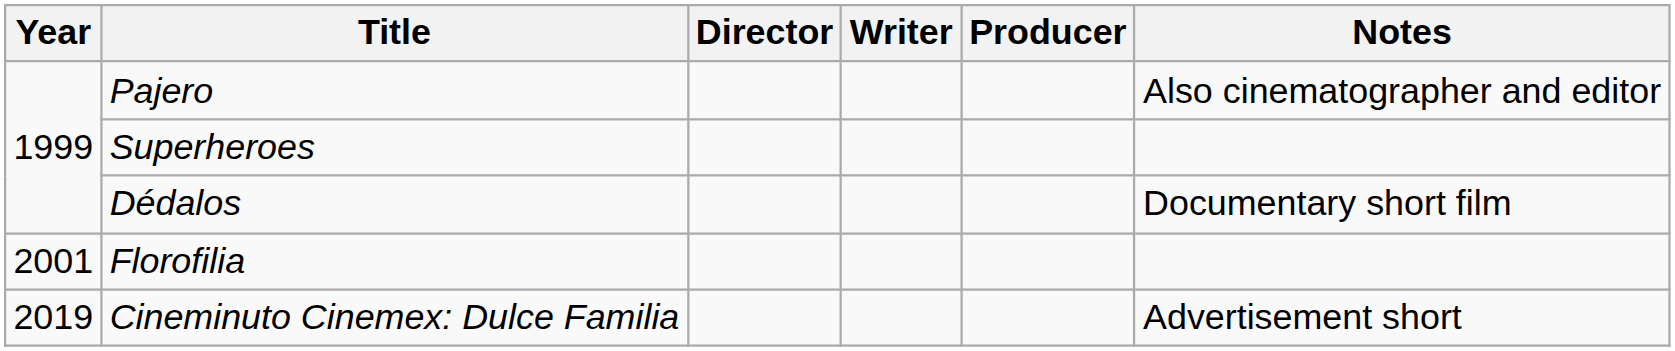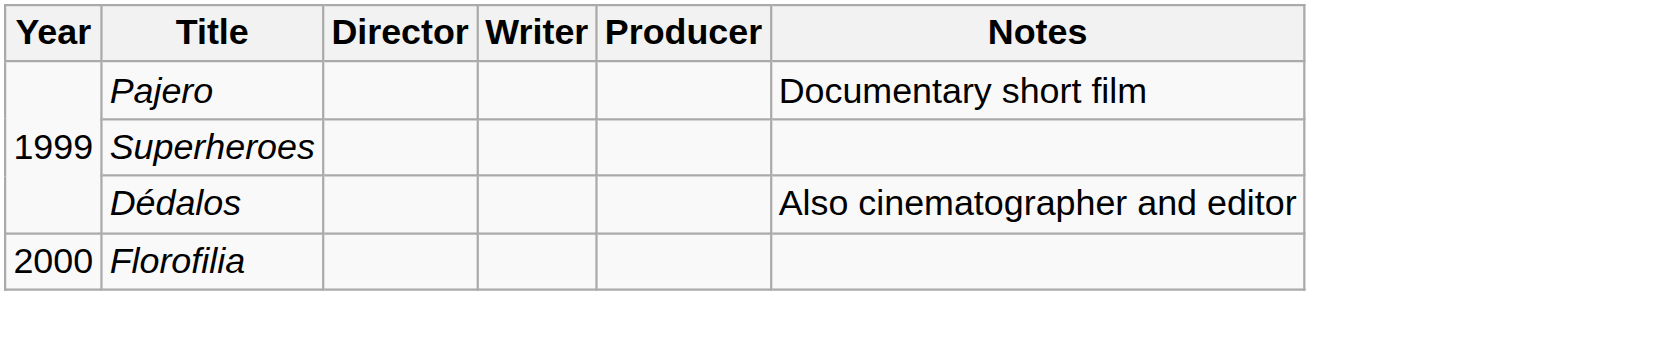(1402, 89) Also cinematographer and editor -> (963, 89) Documentary short film
(1327, 203) Documentary short film -> (1038, 203) Also cinematographer and editor
(53, 260) 2001 -> (53, 260) 2000
- row: (394, 317)
